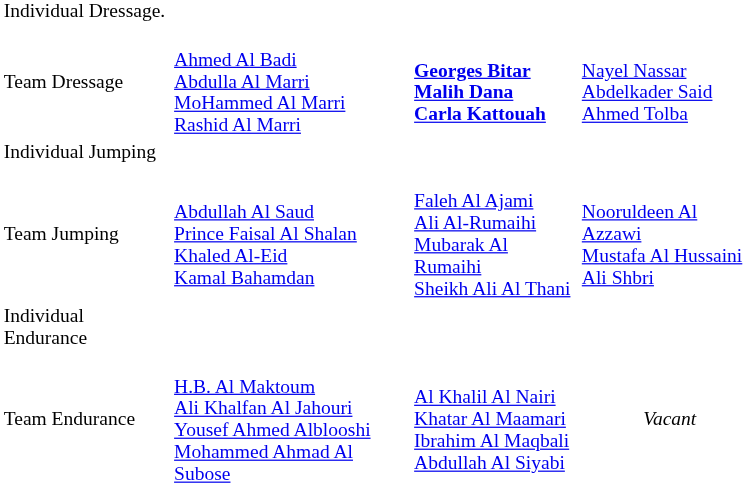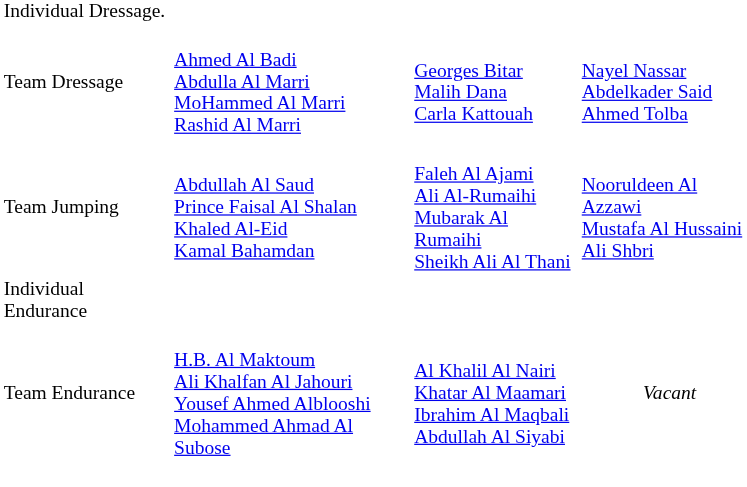(480, 92) bold -> (474, 92) normal
- row: (80, 152)
